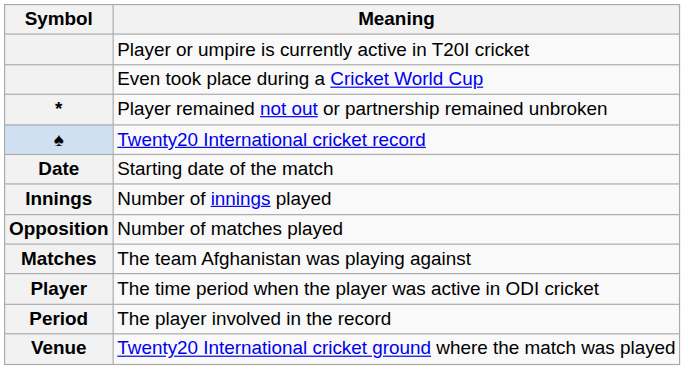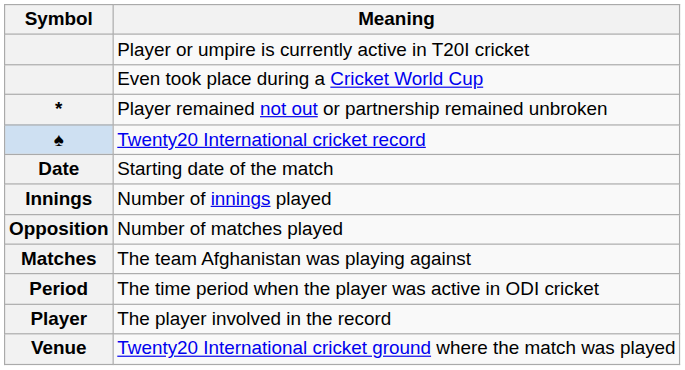(59, 288) Player -> (59, 288) Period
(59, 318) Period -> (59, 318) Player
